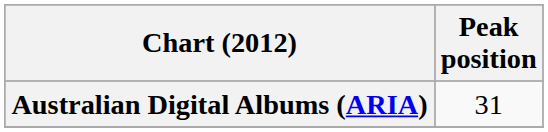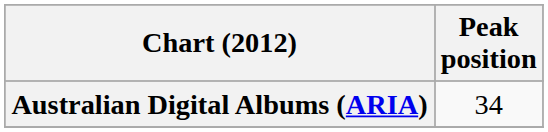(489, 103) 31 -> (489, 103) 34
